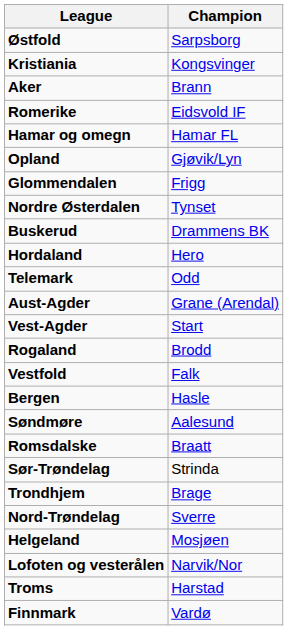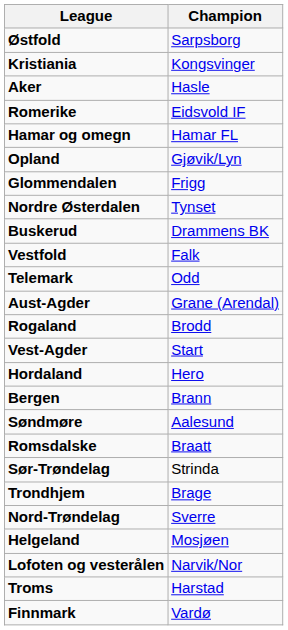(191, 87) Brann -> (190, 87) Hasle
rows swapped: (37, 374) <-> (45, 254)
rows swapped: (48, 326) <-> (42, 350)
(190, 398) Hasle -> (191, 398) Brann
